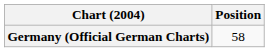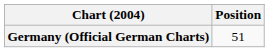(238, 36) 58 -> (238, 36) 51
